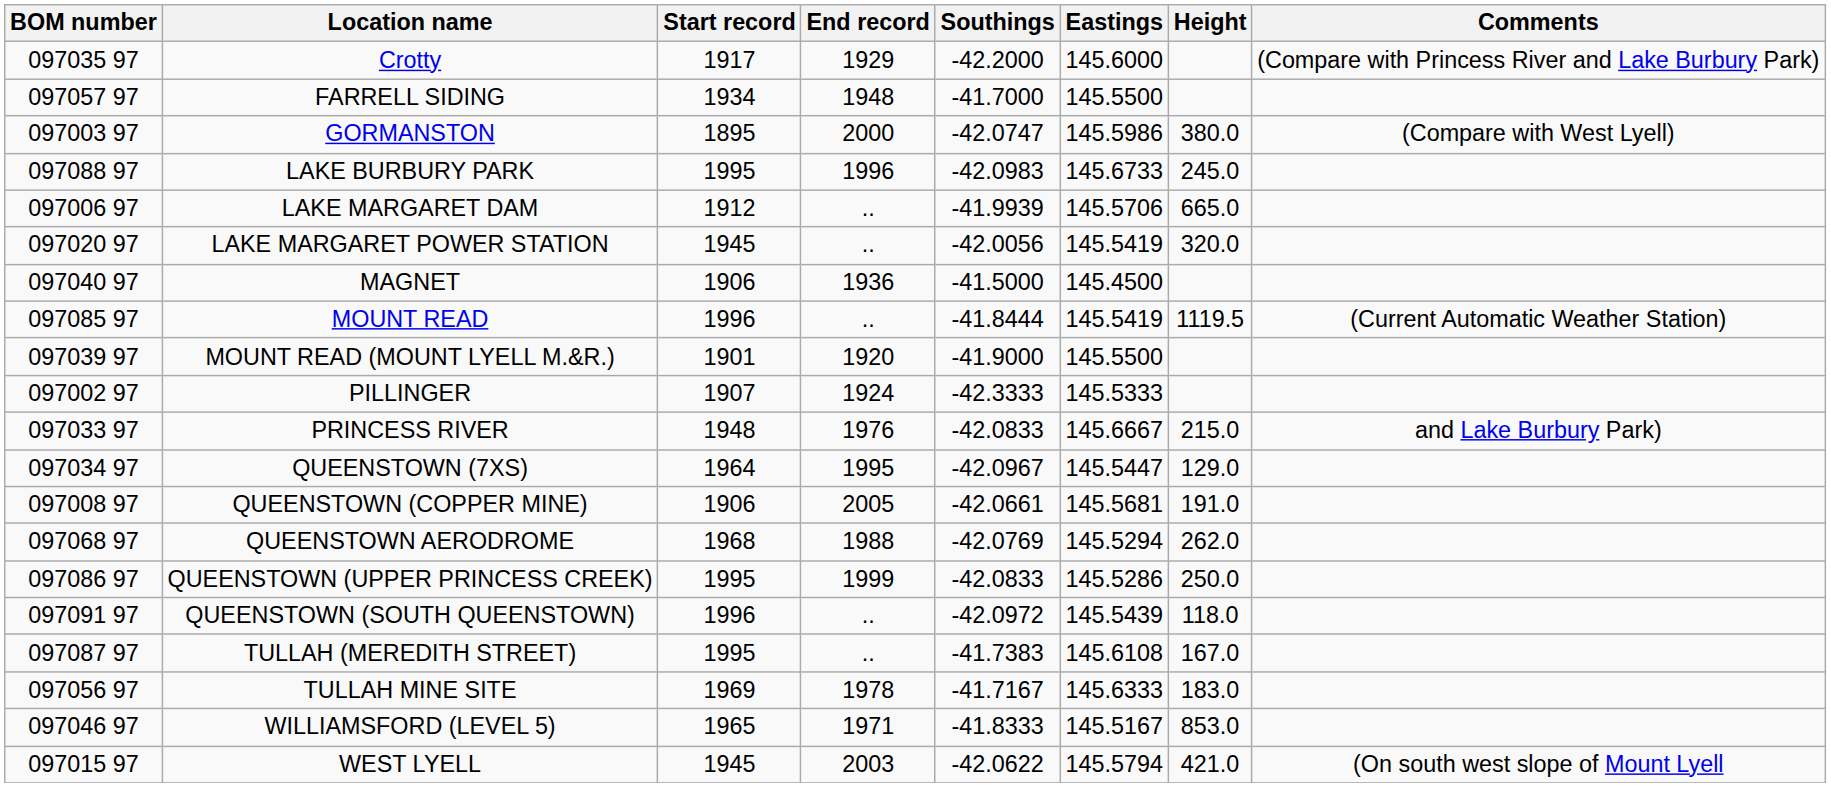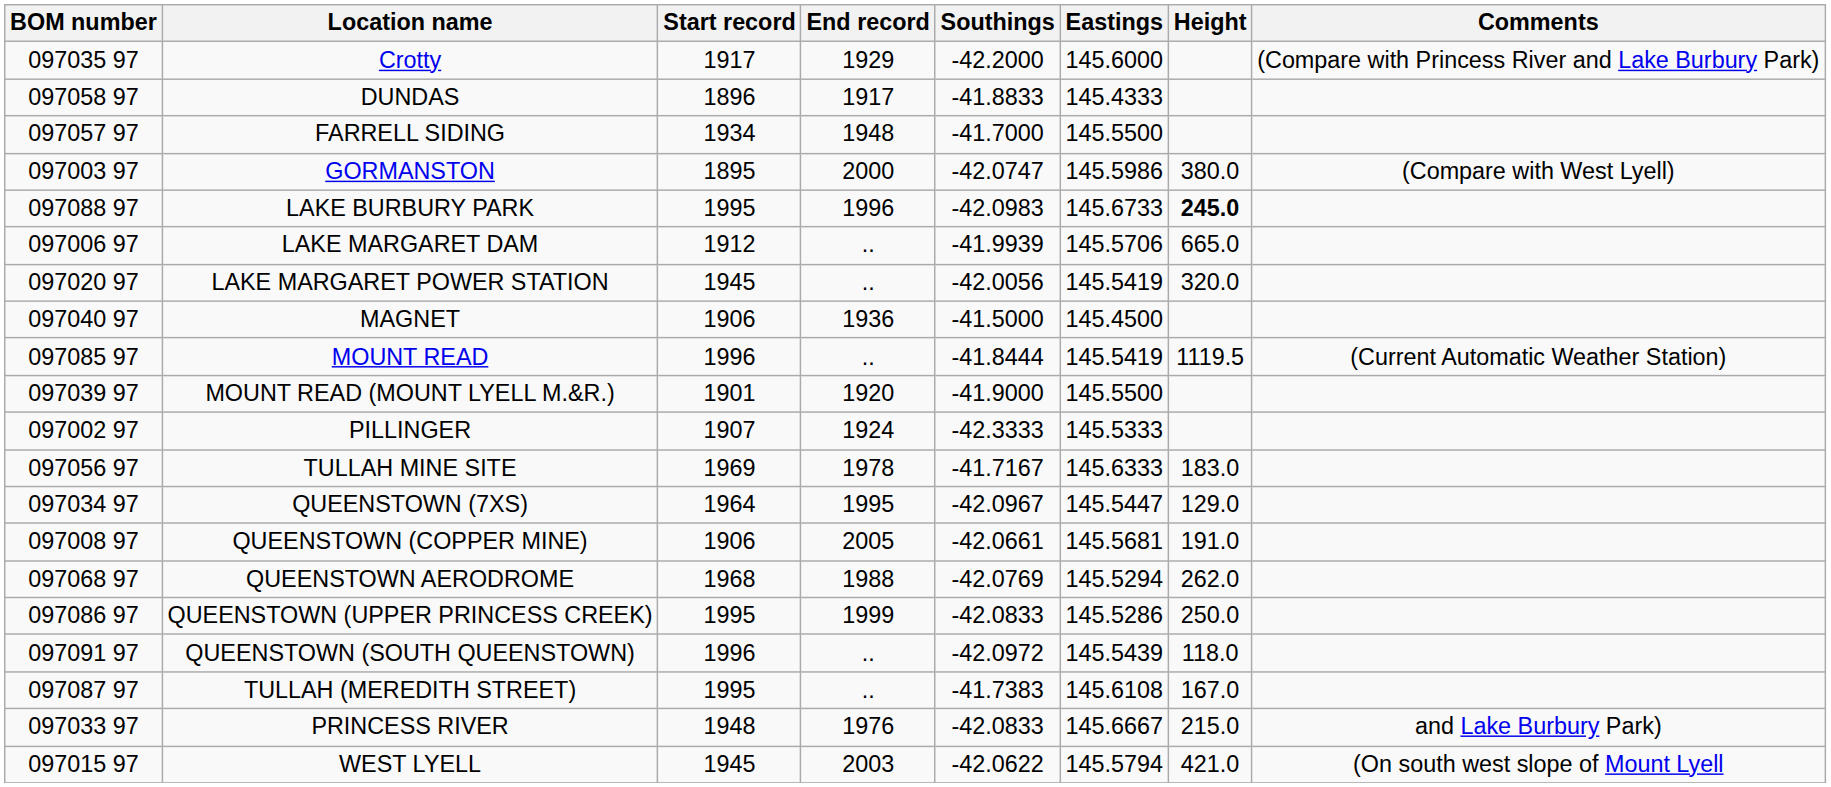+ row: (410, 97)
(1210, 171) normal -> (1210, 208) bold
rows swapped: (410, 430) <-> (410, 689)
- row: (410, 726)
